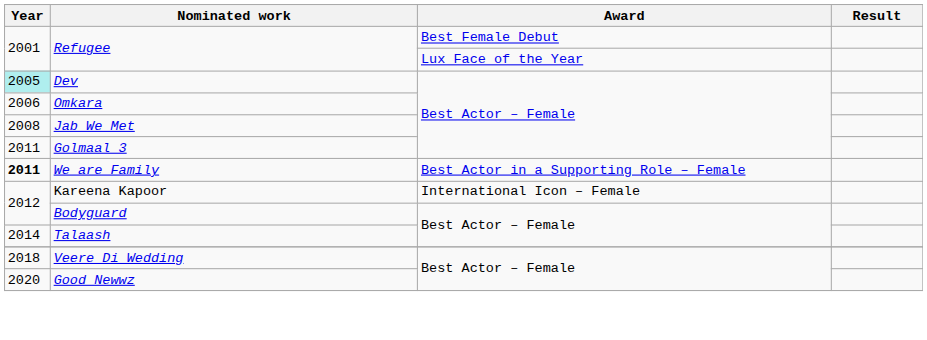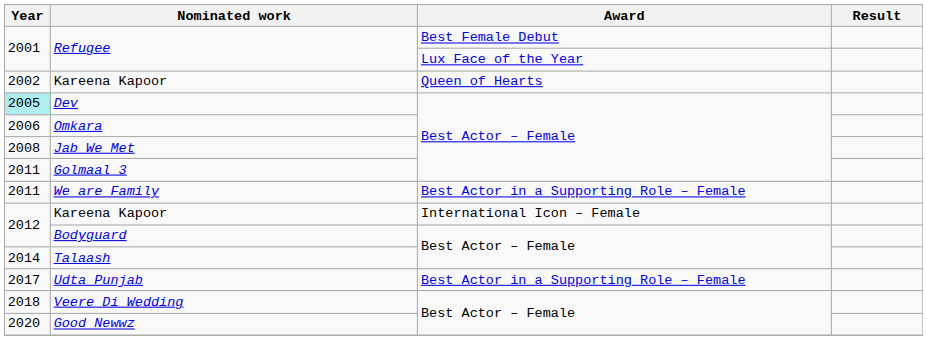+ row: (110, 82)
(24, 170) bold -> (24, 192) normal
+ row: (98, 280)
